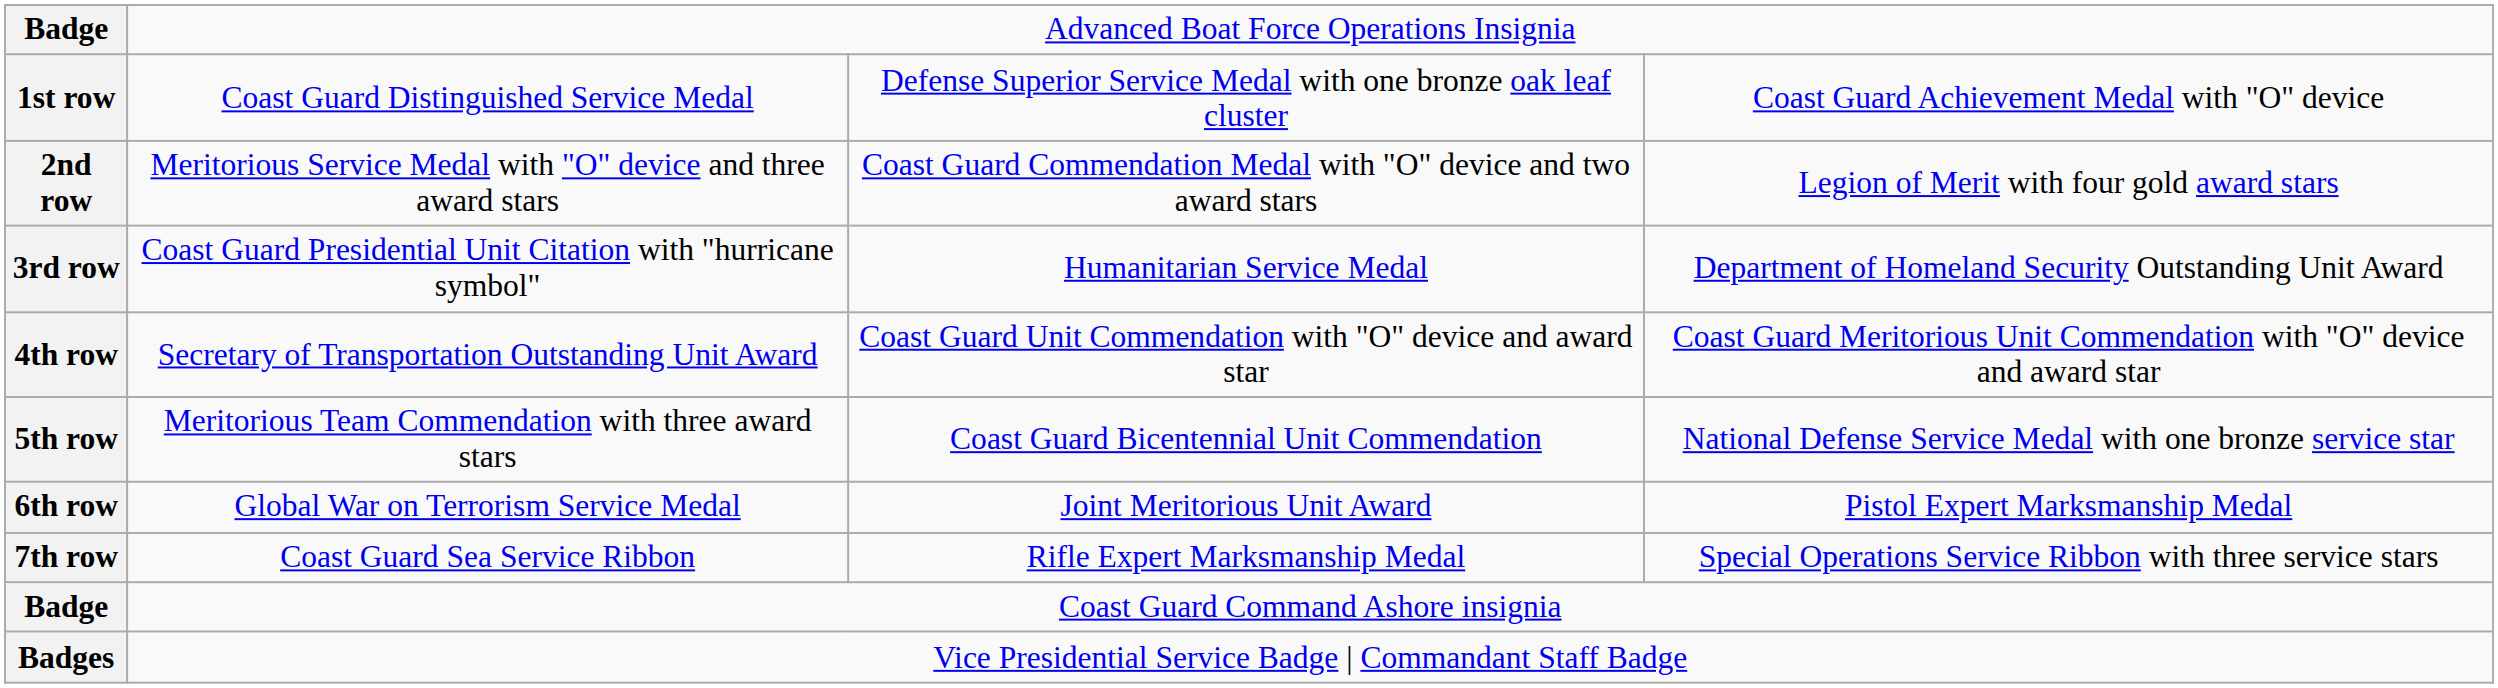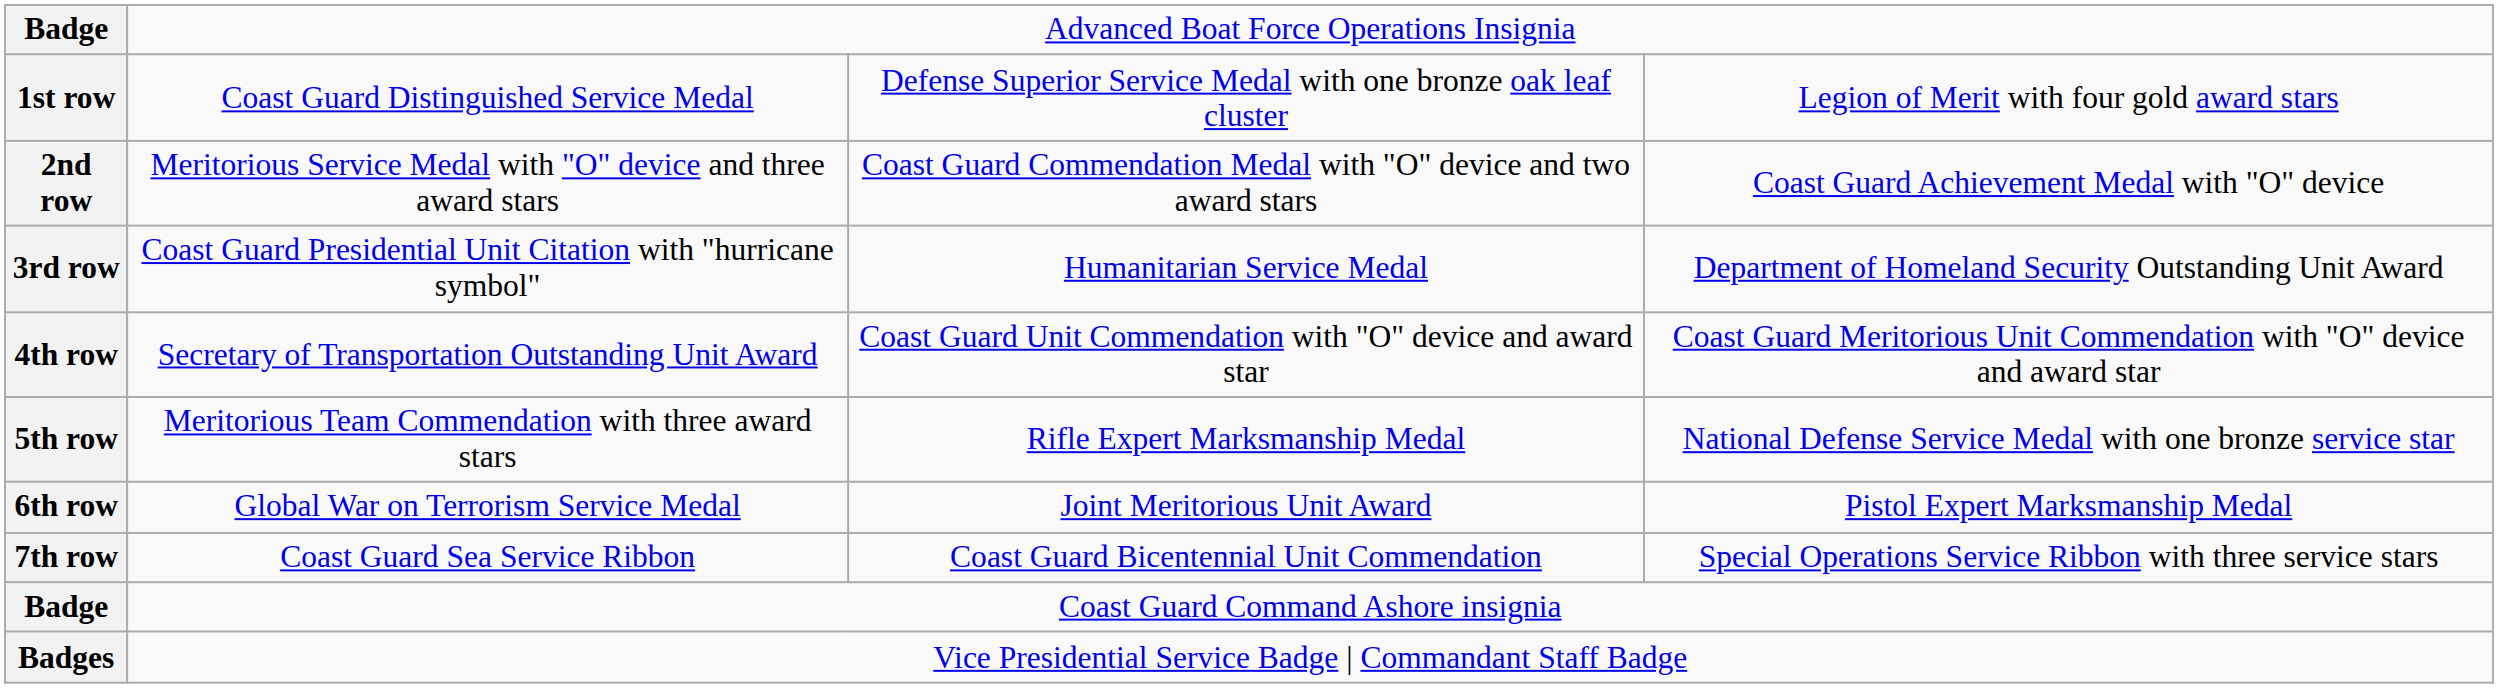(2069, 97) Coast Guard Achievement Medal with "O" device -> (2069, 97) Legion of Merit with four gold award stars
(2069, 182) Legion of Merit with four gold award stars -> (2069, 182) Coast Guard Achievement Medal with "O" device
(1246, 439) Coast Guard Bicentennial Unit Commendation -> (1246, 439) Rifle Expert Marksmanship Medal
(1246, 556) Rifle Expert Marksmanship Medal -> (1246, 556) Coast Guard Bicentennial Unit Commendation
